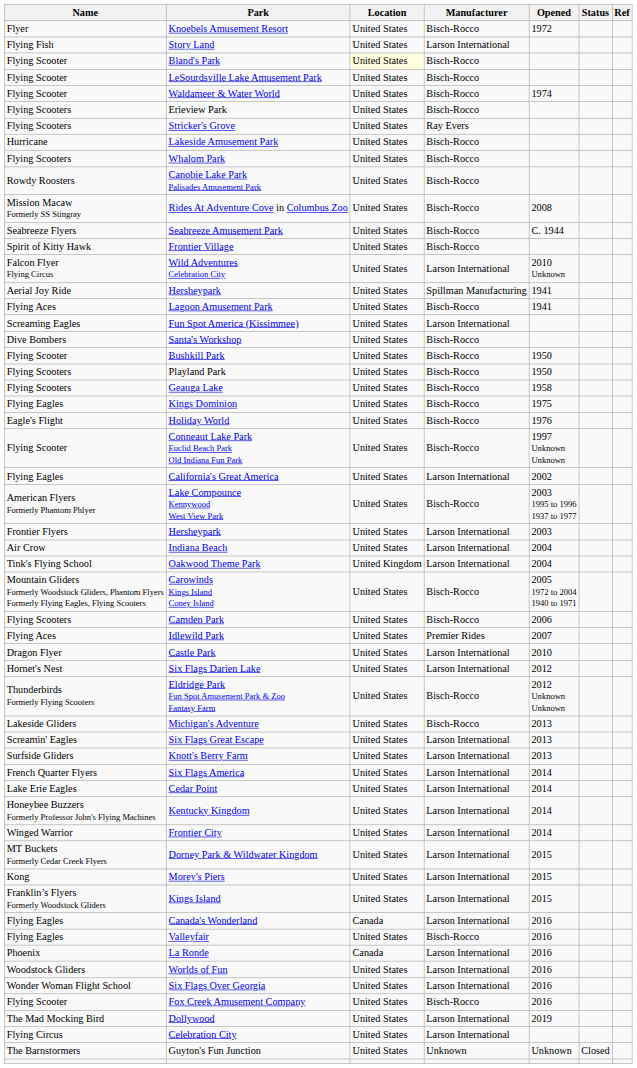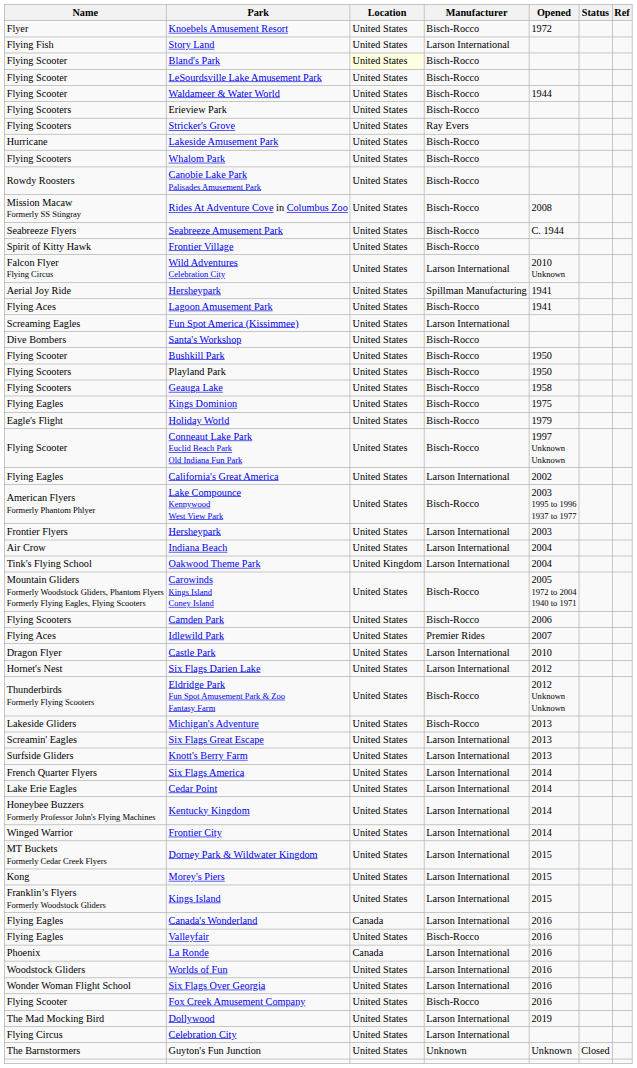(542, 93) 1974 -> (542, 93) 1944
(542, 420) 1976 -> (542, 420) 1979
